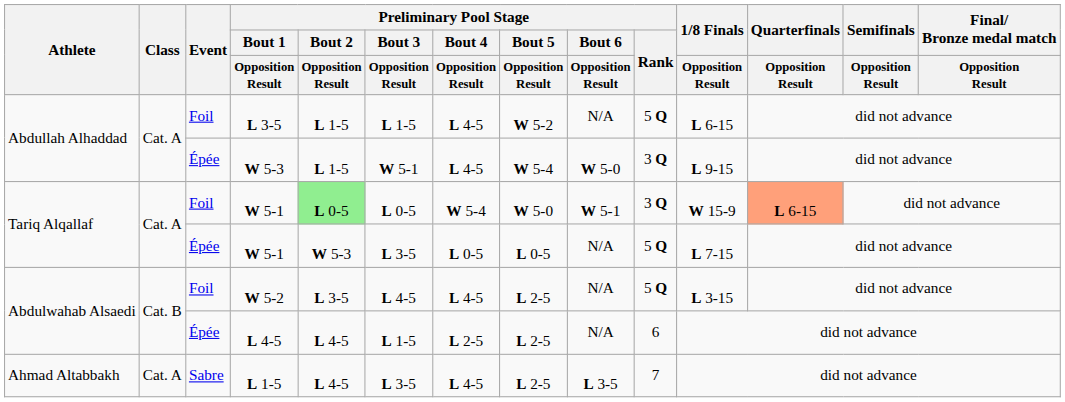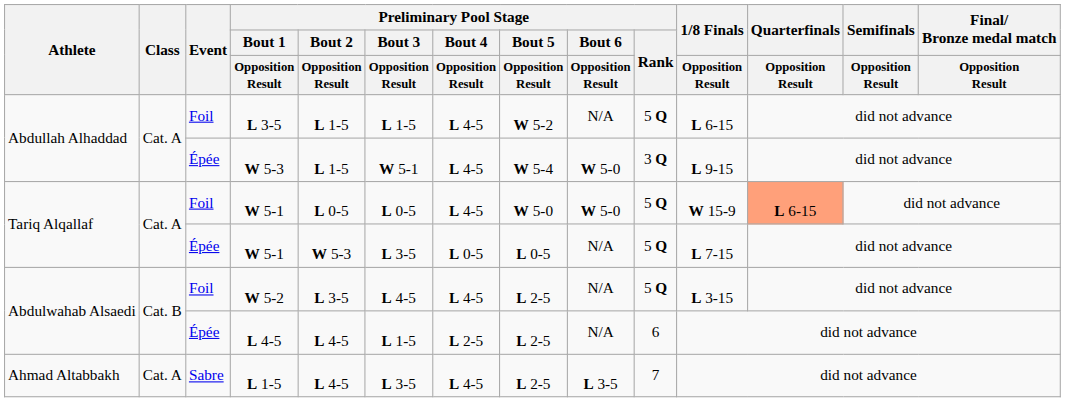(332, 212) lightgreen background -> (332, 212) no background
(466, 212) W 5-4 -> (466, 212) L 4-5
(601, 212) W 5-1 -> (601, 212) W 5-0
(656, 203) 3 Q -> (656, 203) 5 Q
